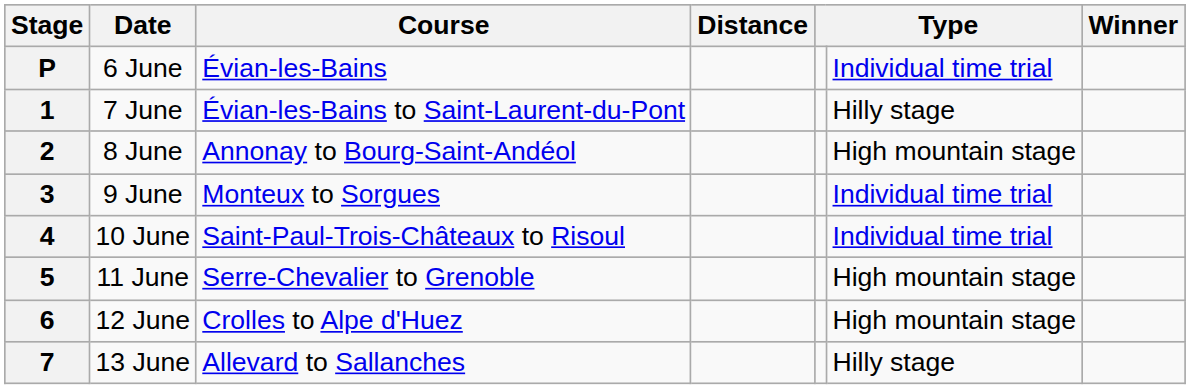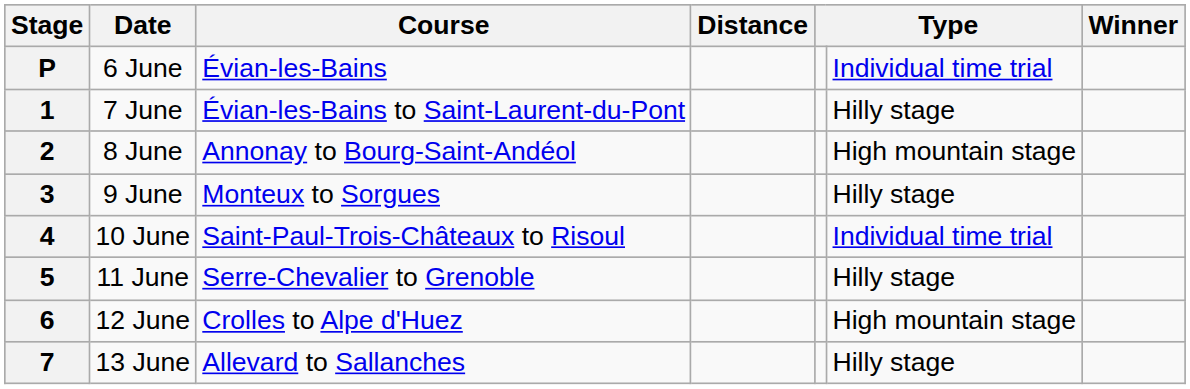(942, 194) Individual time trial -> (894, 194) Hilly stage
(954, 278) High mountain stage -> (894, 278) Hilly stage
